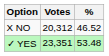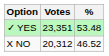rows swapped: (22, 43) <-> (18, 27)
